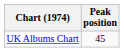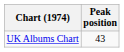(100, 39) 45 -> (100, 39) 43
